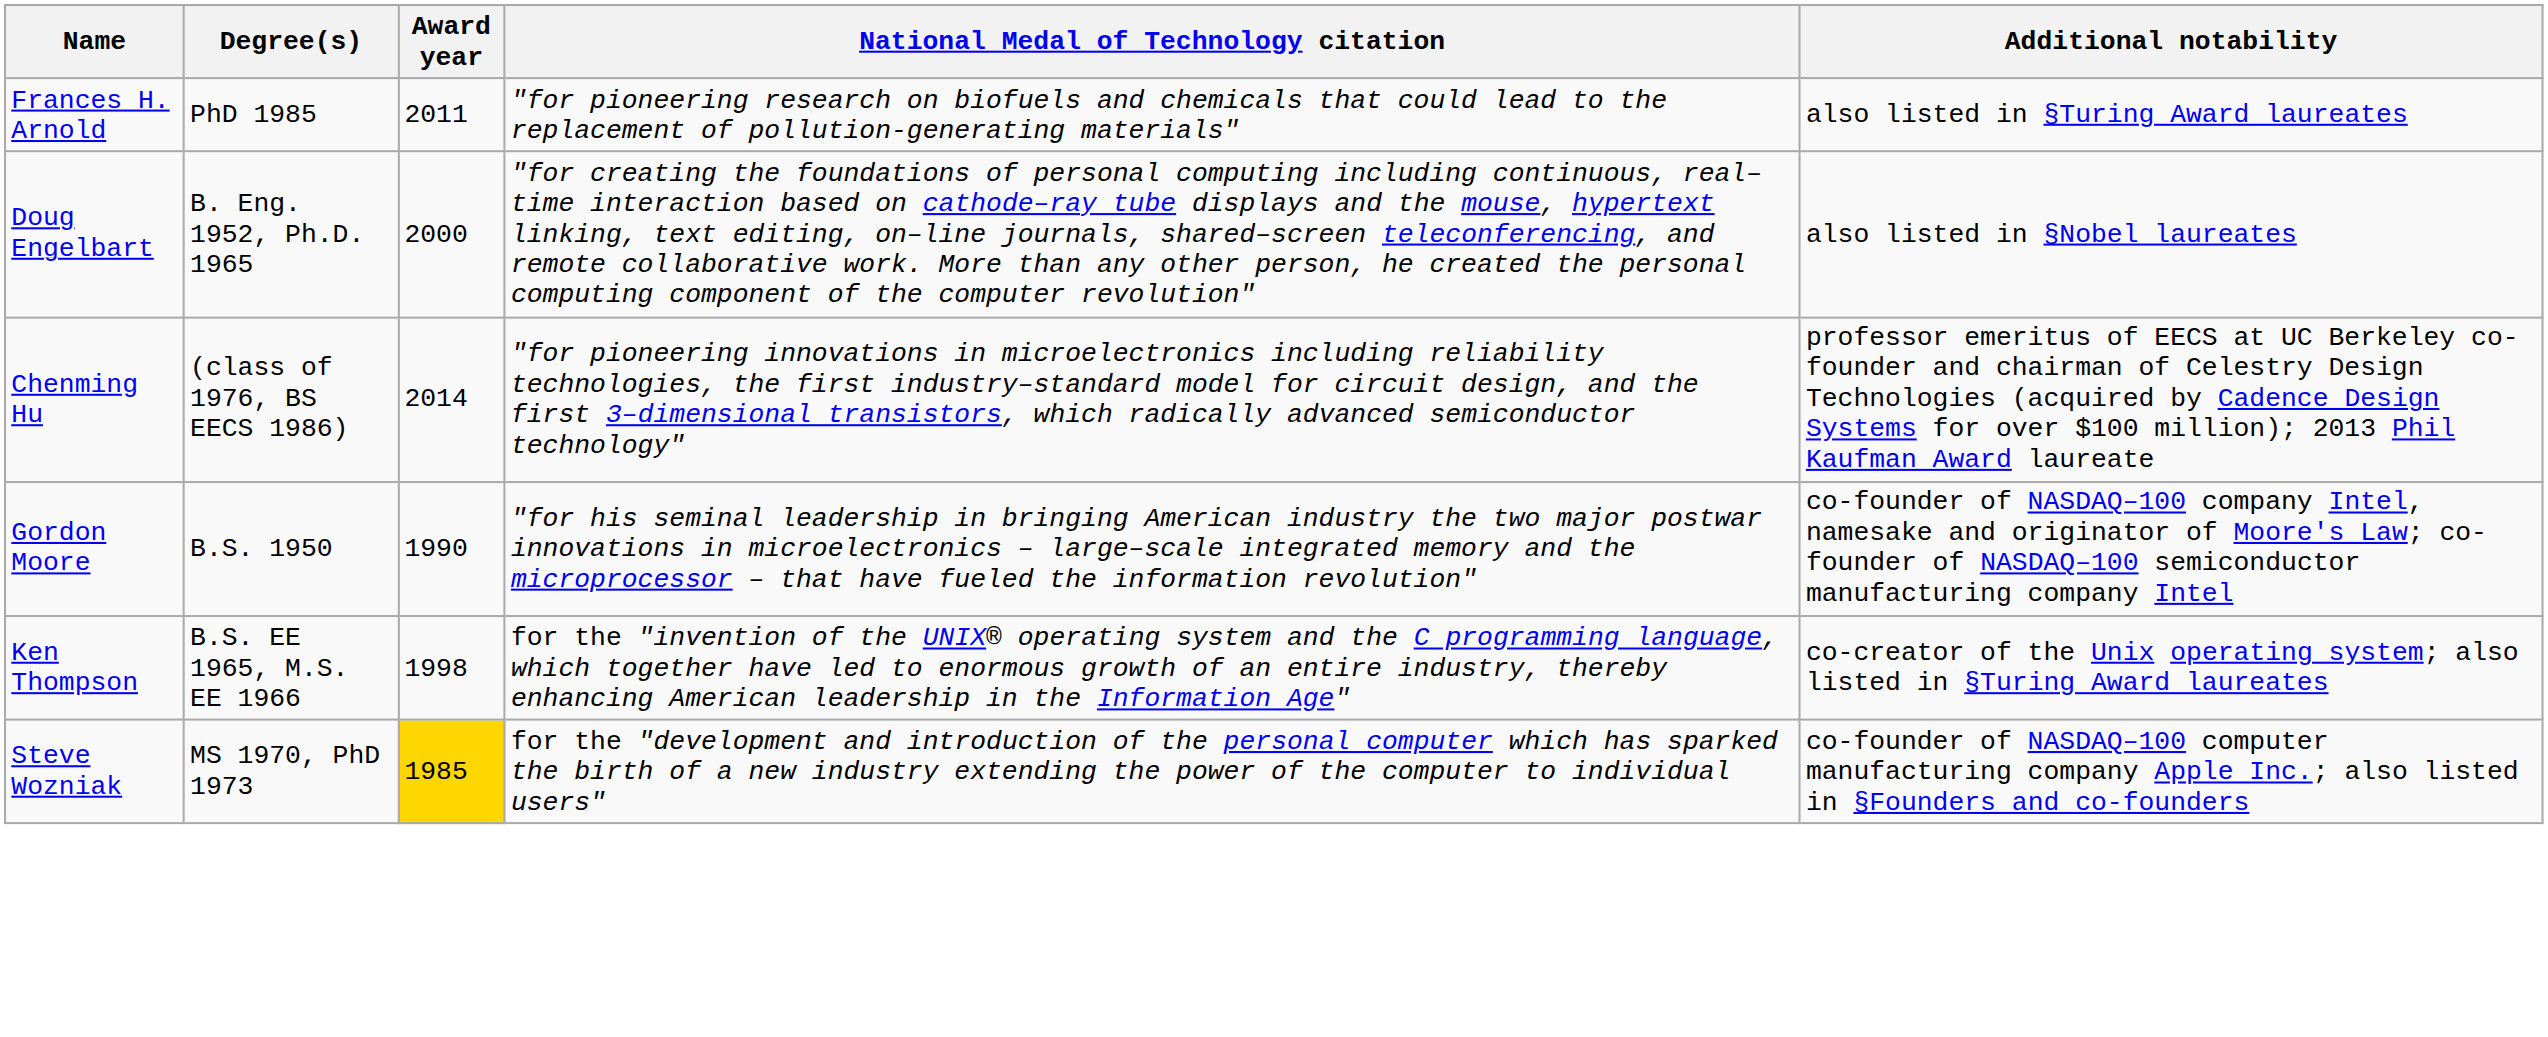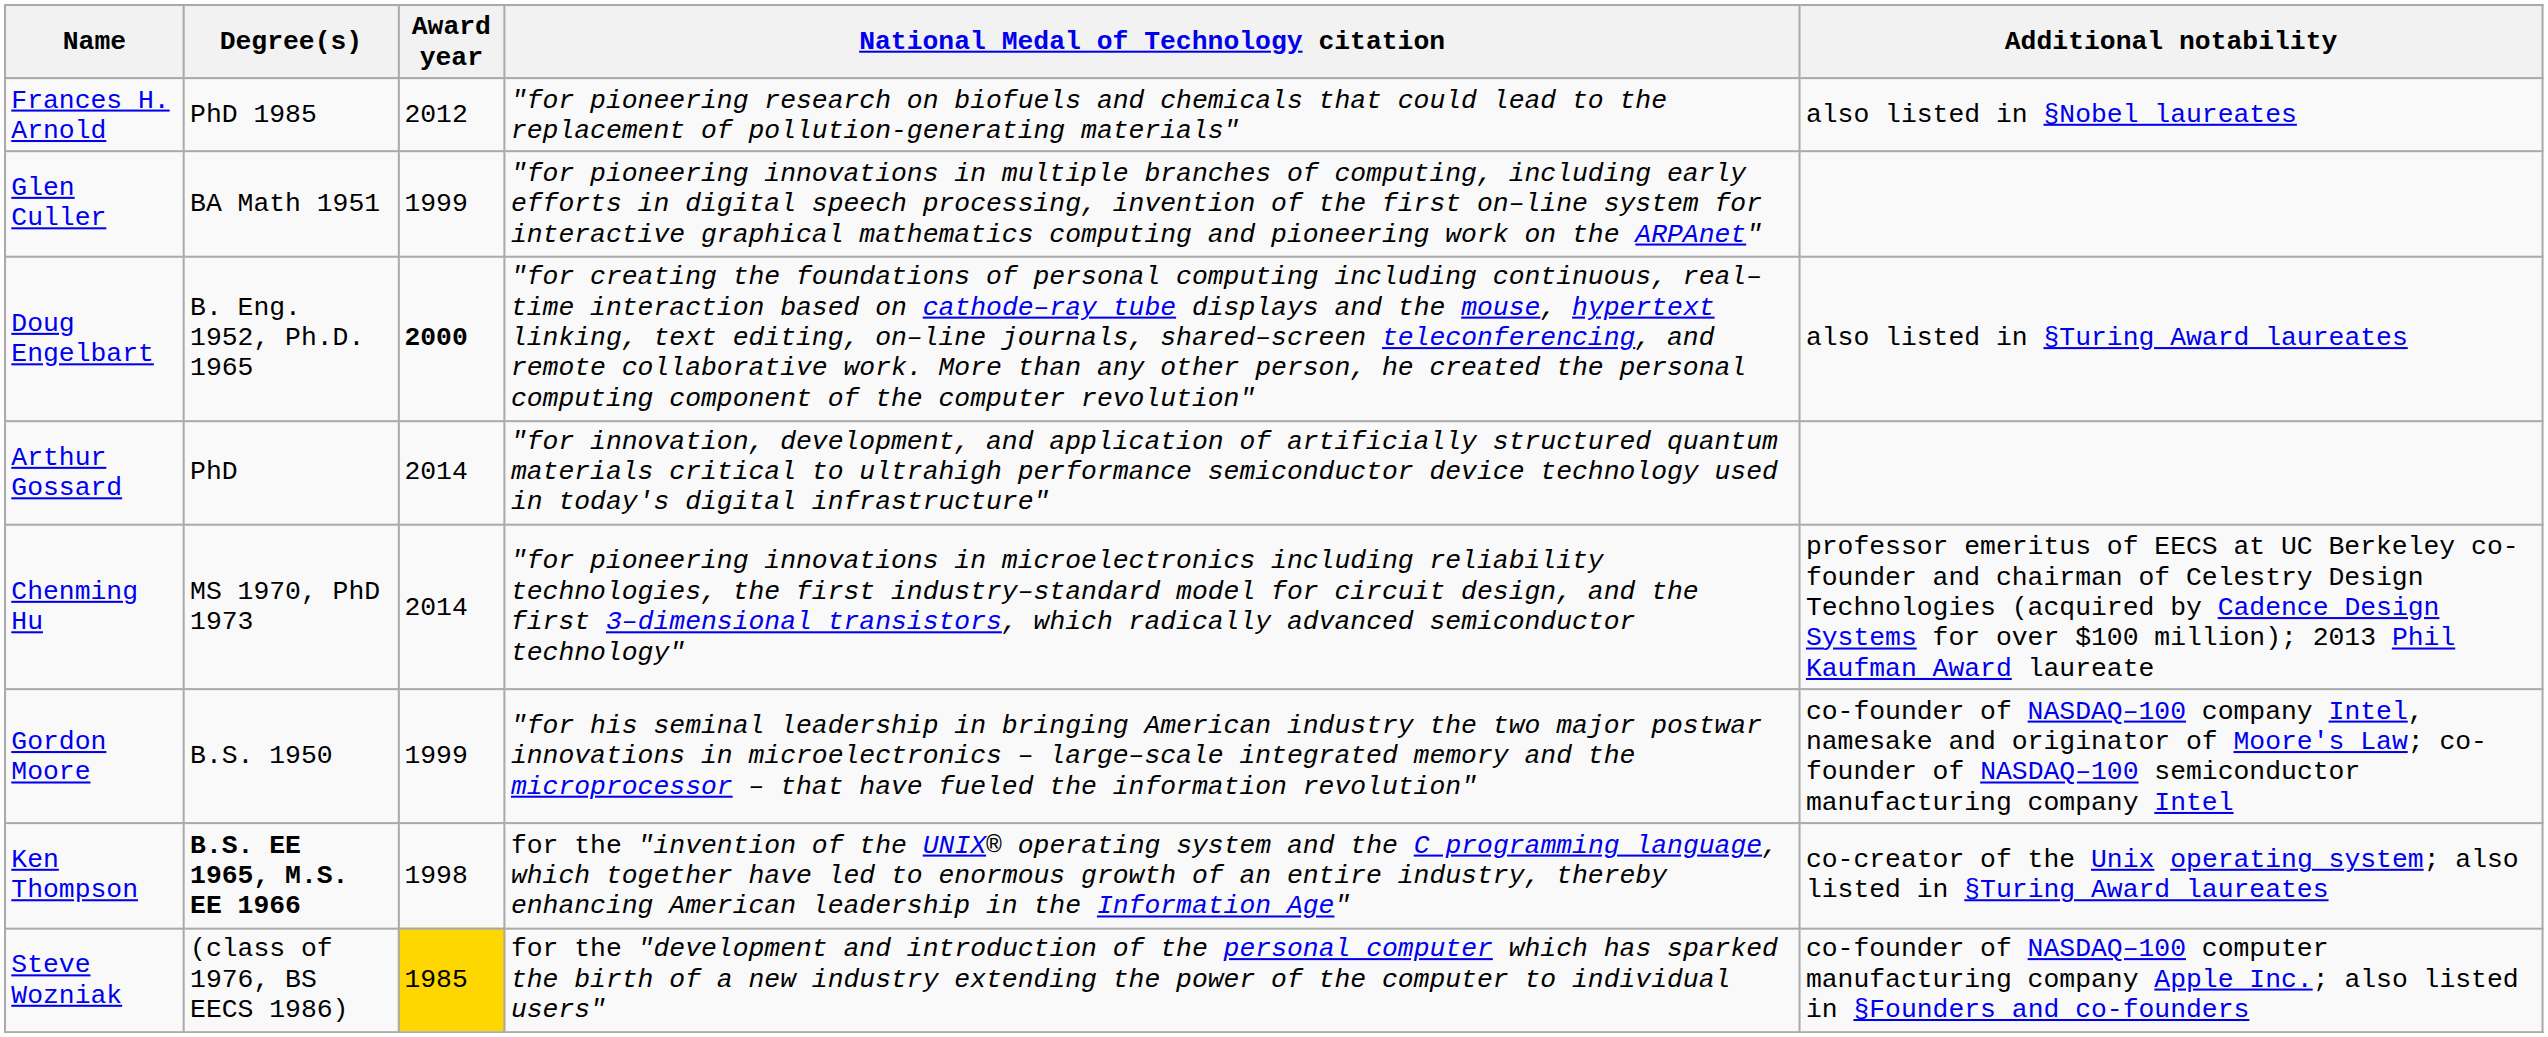(436, 115) 2011 -> (436, 115) 2012
(2107, 115) also listed in §Turing Award laureates -> (2051, 115) also listed in §Nobel laureates
+ row: (59, 204)
(436, 234) normal -> (436, 338) bold
(2051, 234) also listed in §Nobel laureates -> (2107, 338) also listed in §Turing Award laureates
+ row: (67, 473)
(269, 399) (class of 1976, BS EECS 1986) -> (285, 607) MS 1970, PhD 1973
(436, 549) 1990 -> (436, 757) 1999
(269, 668) normal -> (269, 876) bold
(285, 772) MS 1970, PhD 1973 -> (269, 980) (class of 1976, BS EECS 1986)
